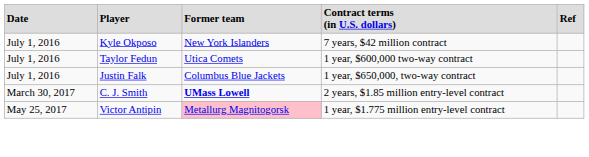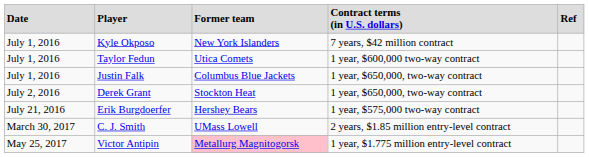+ row: (124, 93)
+ row: (134, 110)
(217, 93) bold -> (226, 127) normal
